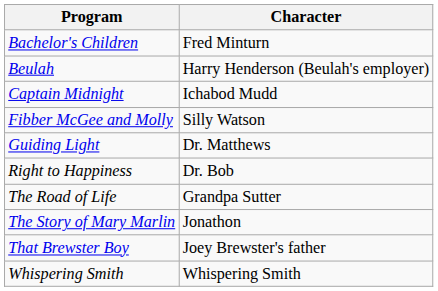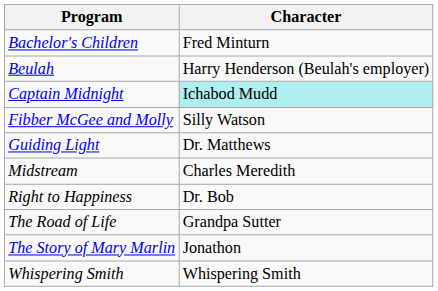(230, 94) no background -> (230, 94) paleturquoise background
+ row: (43, 171)
- row: (69, 247)
